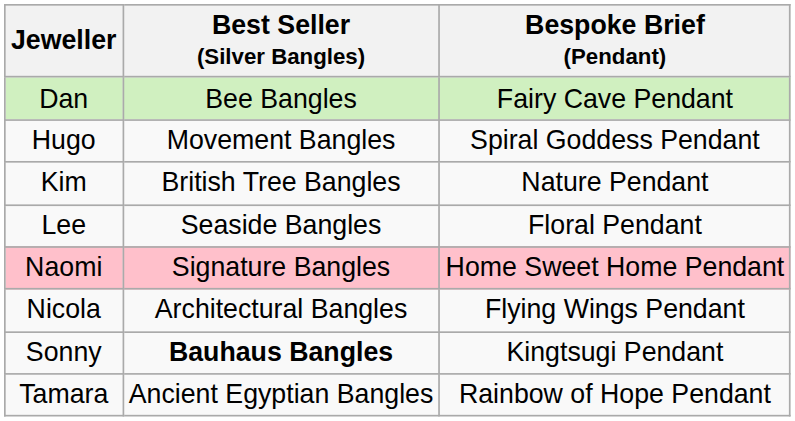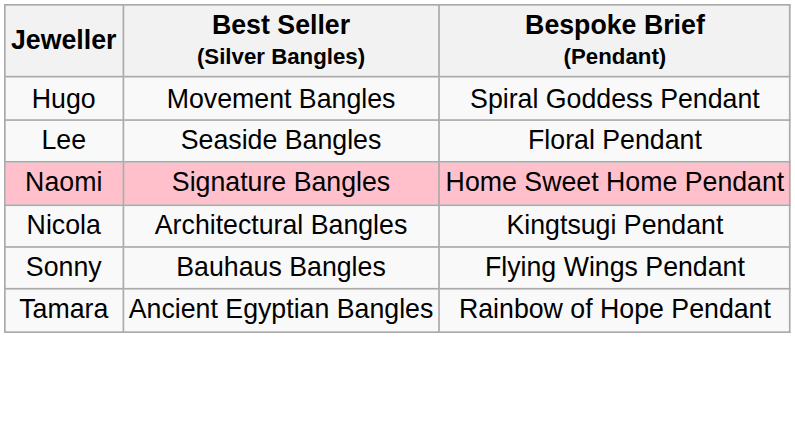- row: (64, 98)
- row: (64, 182)
(615, 310) Flying Wings Pendant -> (615, 225) Kingtsugi Pendant
(281, 352) bold -> (281, 267) normal
(615, 352) Kingtsugi Pendant -> (615, 267) Flying Wings Pendant
